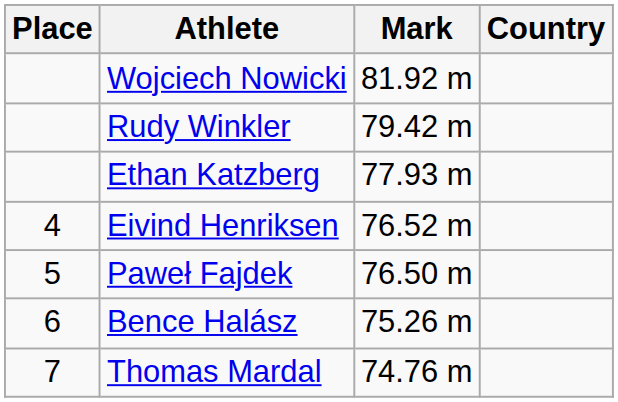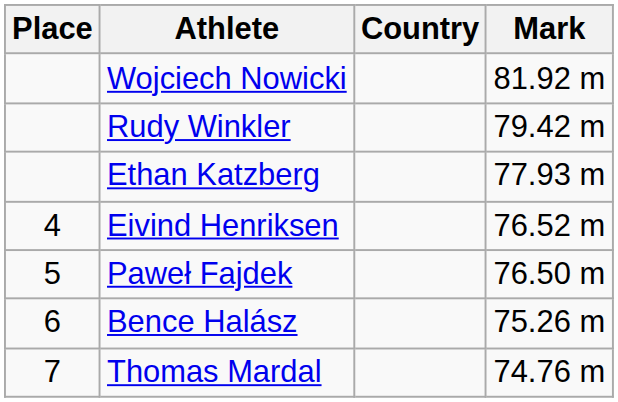columns swapped: (546, 28) <-> (417, 28)
